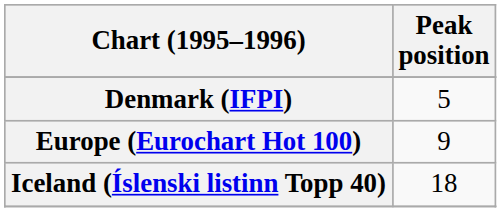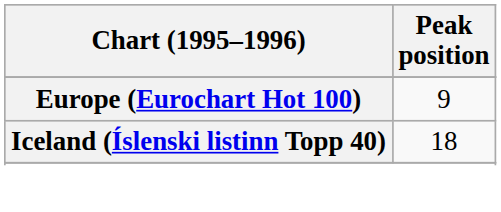- row: (199, 98)
